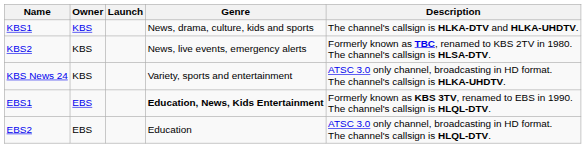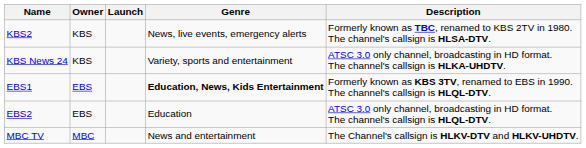- row: (19, 28)
+ row: (25, 135)
